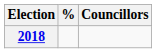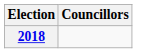- column: (68, 15)
